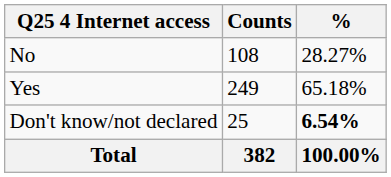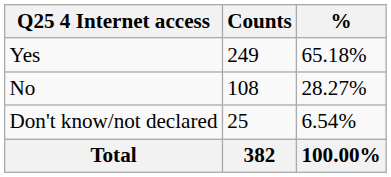rows swapped: (22, 54) <-> (25, 88)
(331, 121) bold -> (329, 121) normal
